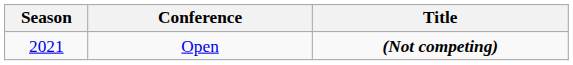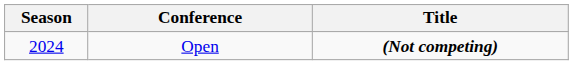(46, 45) 2021 -> (46, 45) 2024
